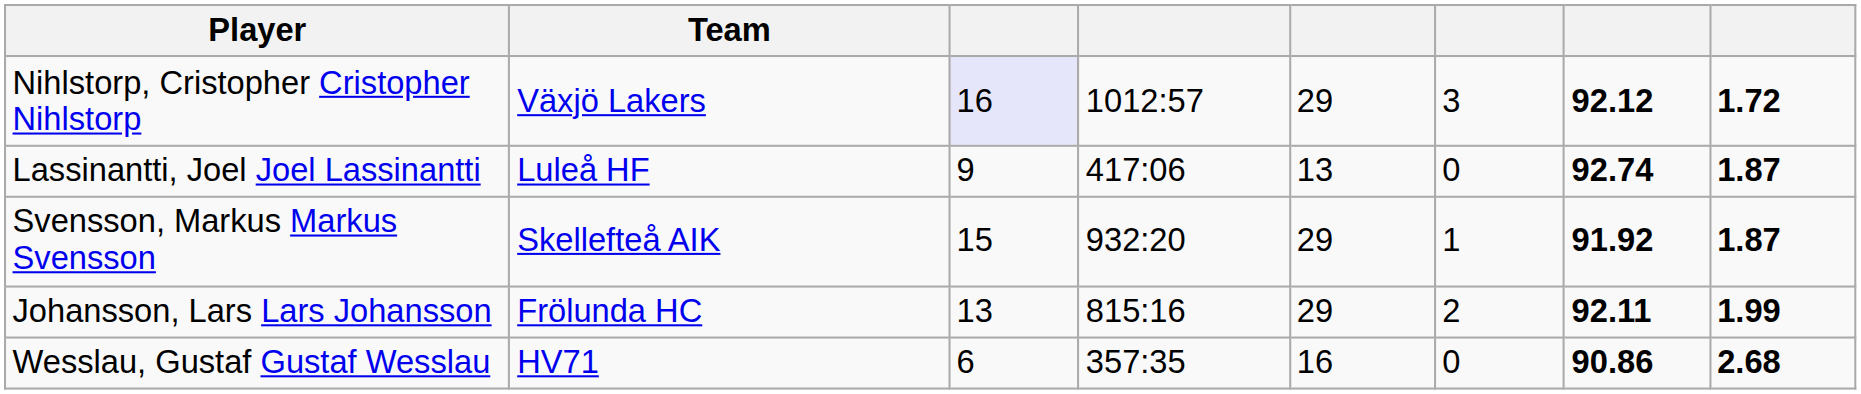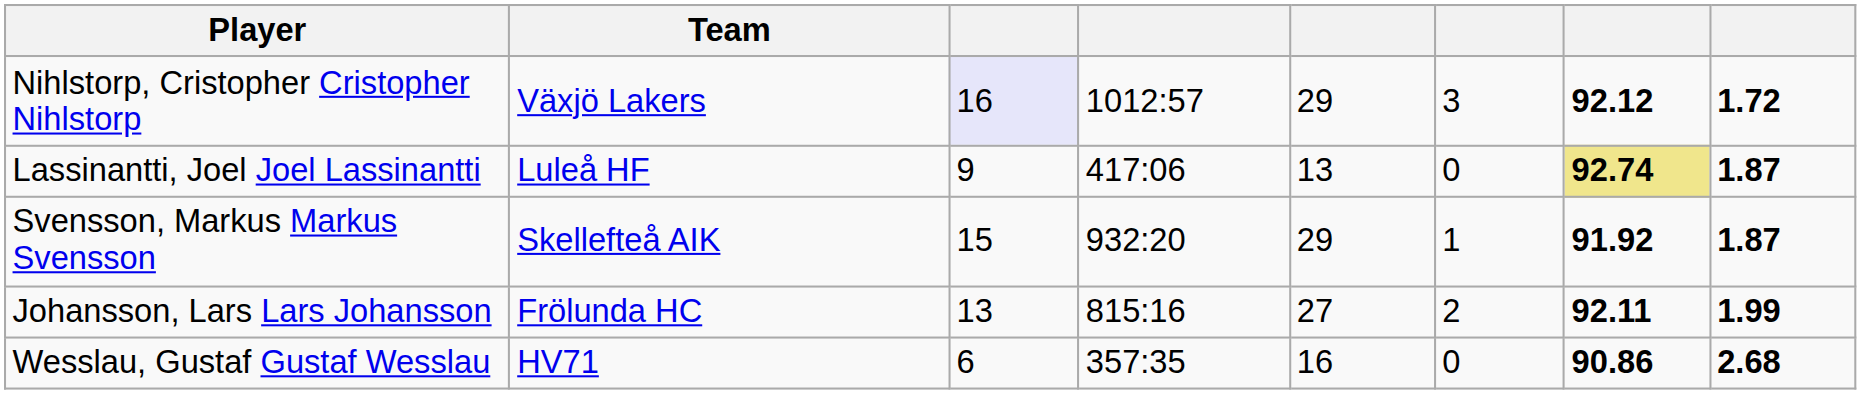(1612, 170) no background -> (1612, 170) khaki background
(1315, 310) 29 -> (1315, 310) 27
